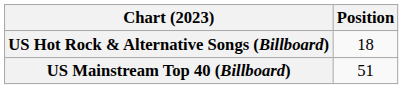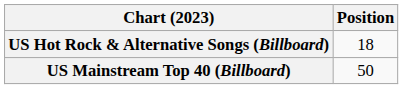(365, 70) 51 -> (365, 70) 50
